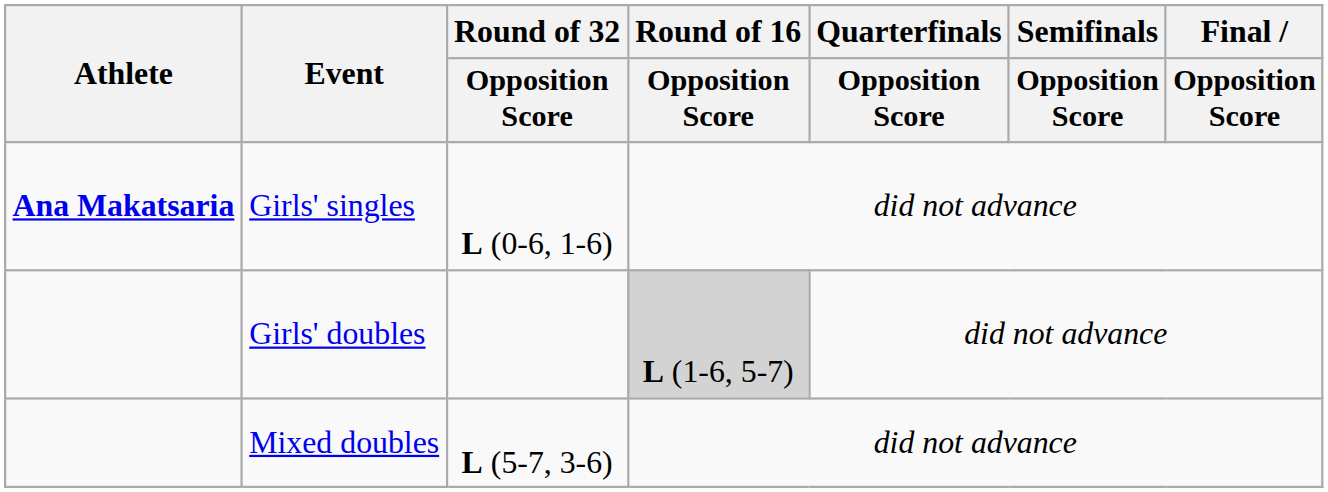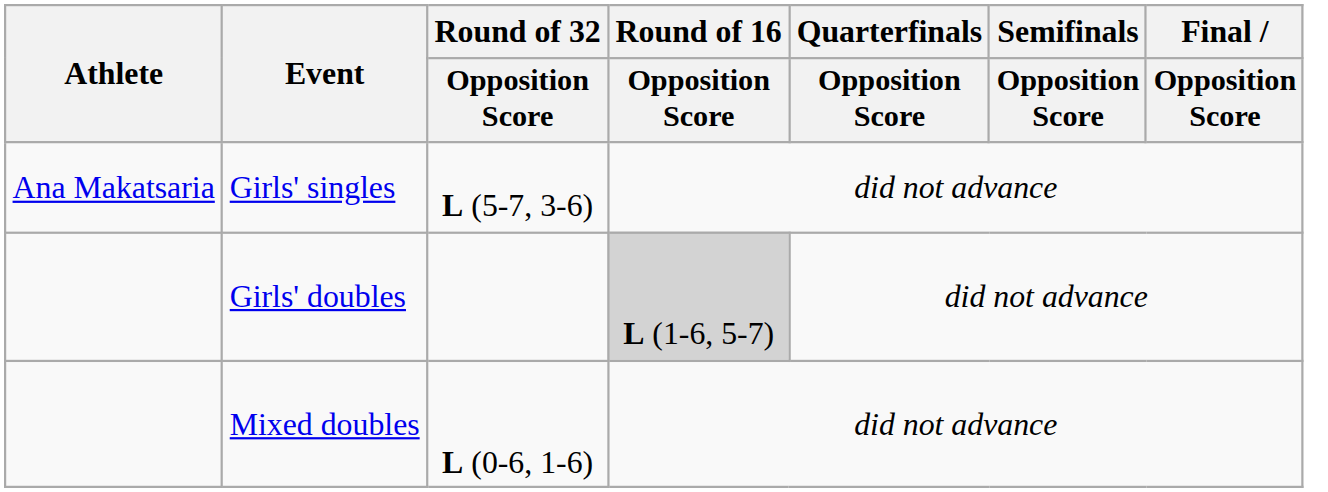(123, 206) bold -> (114, 187) normal
(537, 243) L (0-6, 1-6) -> (518, 206) L (5-7, 3-6)
(537, 461) L (5-7, 3-6) -> (518, 461) L (0-6, 1-6)
